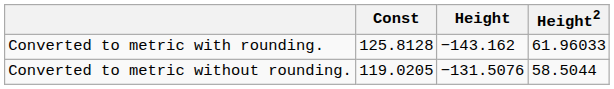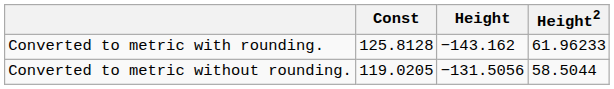(569, 46) 61.96033 -> (569, 46) 61.96233
(483, 72) −131.5076 -> (483, 72) −131.5056
